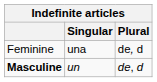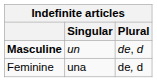rows swapped: (34, 67) <-> (30, 49)
